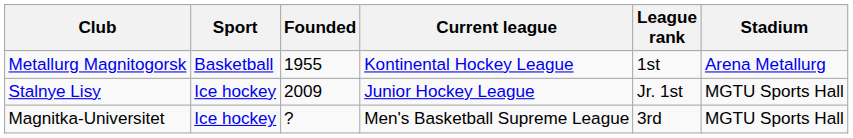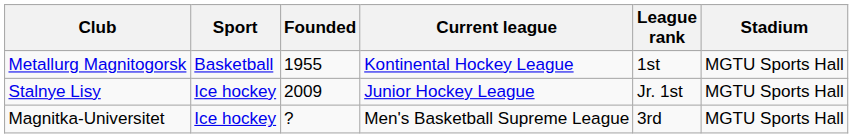(765, 64) Arena Metallurg -> (774, 64) MGTU Sports Hall
